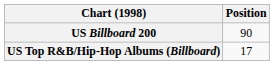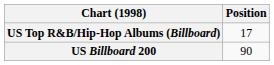rows swapped: (114, 32) <-> (114, 51)
